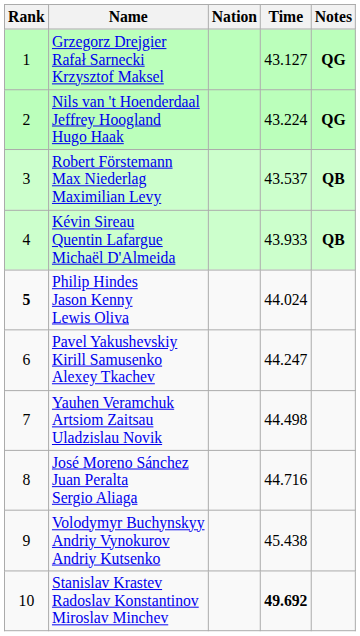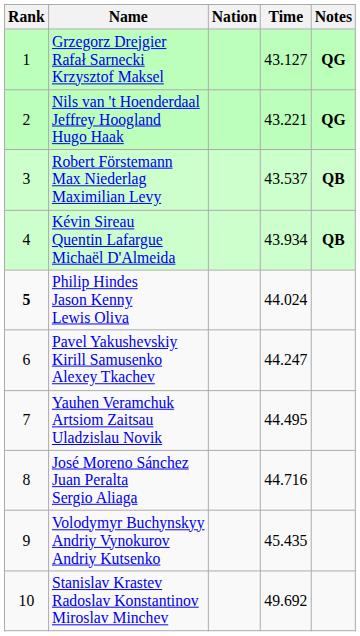(286, 119) 43.224 -> (286, 119) 43.221
(286, 239) 43.933 -> (286, 239) 43.934
(286, 420) 44.498 -> (286, 420) 44.495
(286, 540) 45.438 -> (286, 540) 45.435
(286, 600) bold -> (286, 600) normal
